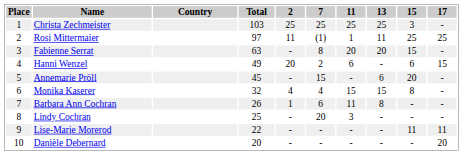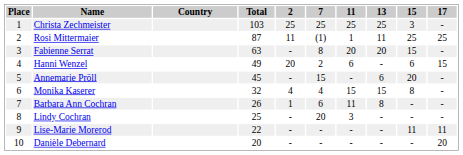(257, 38) 97 -> (257, 38) 87
